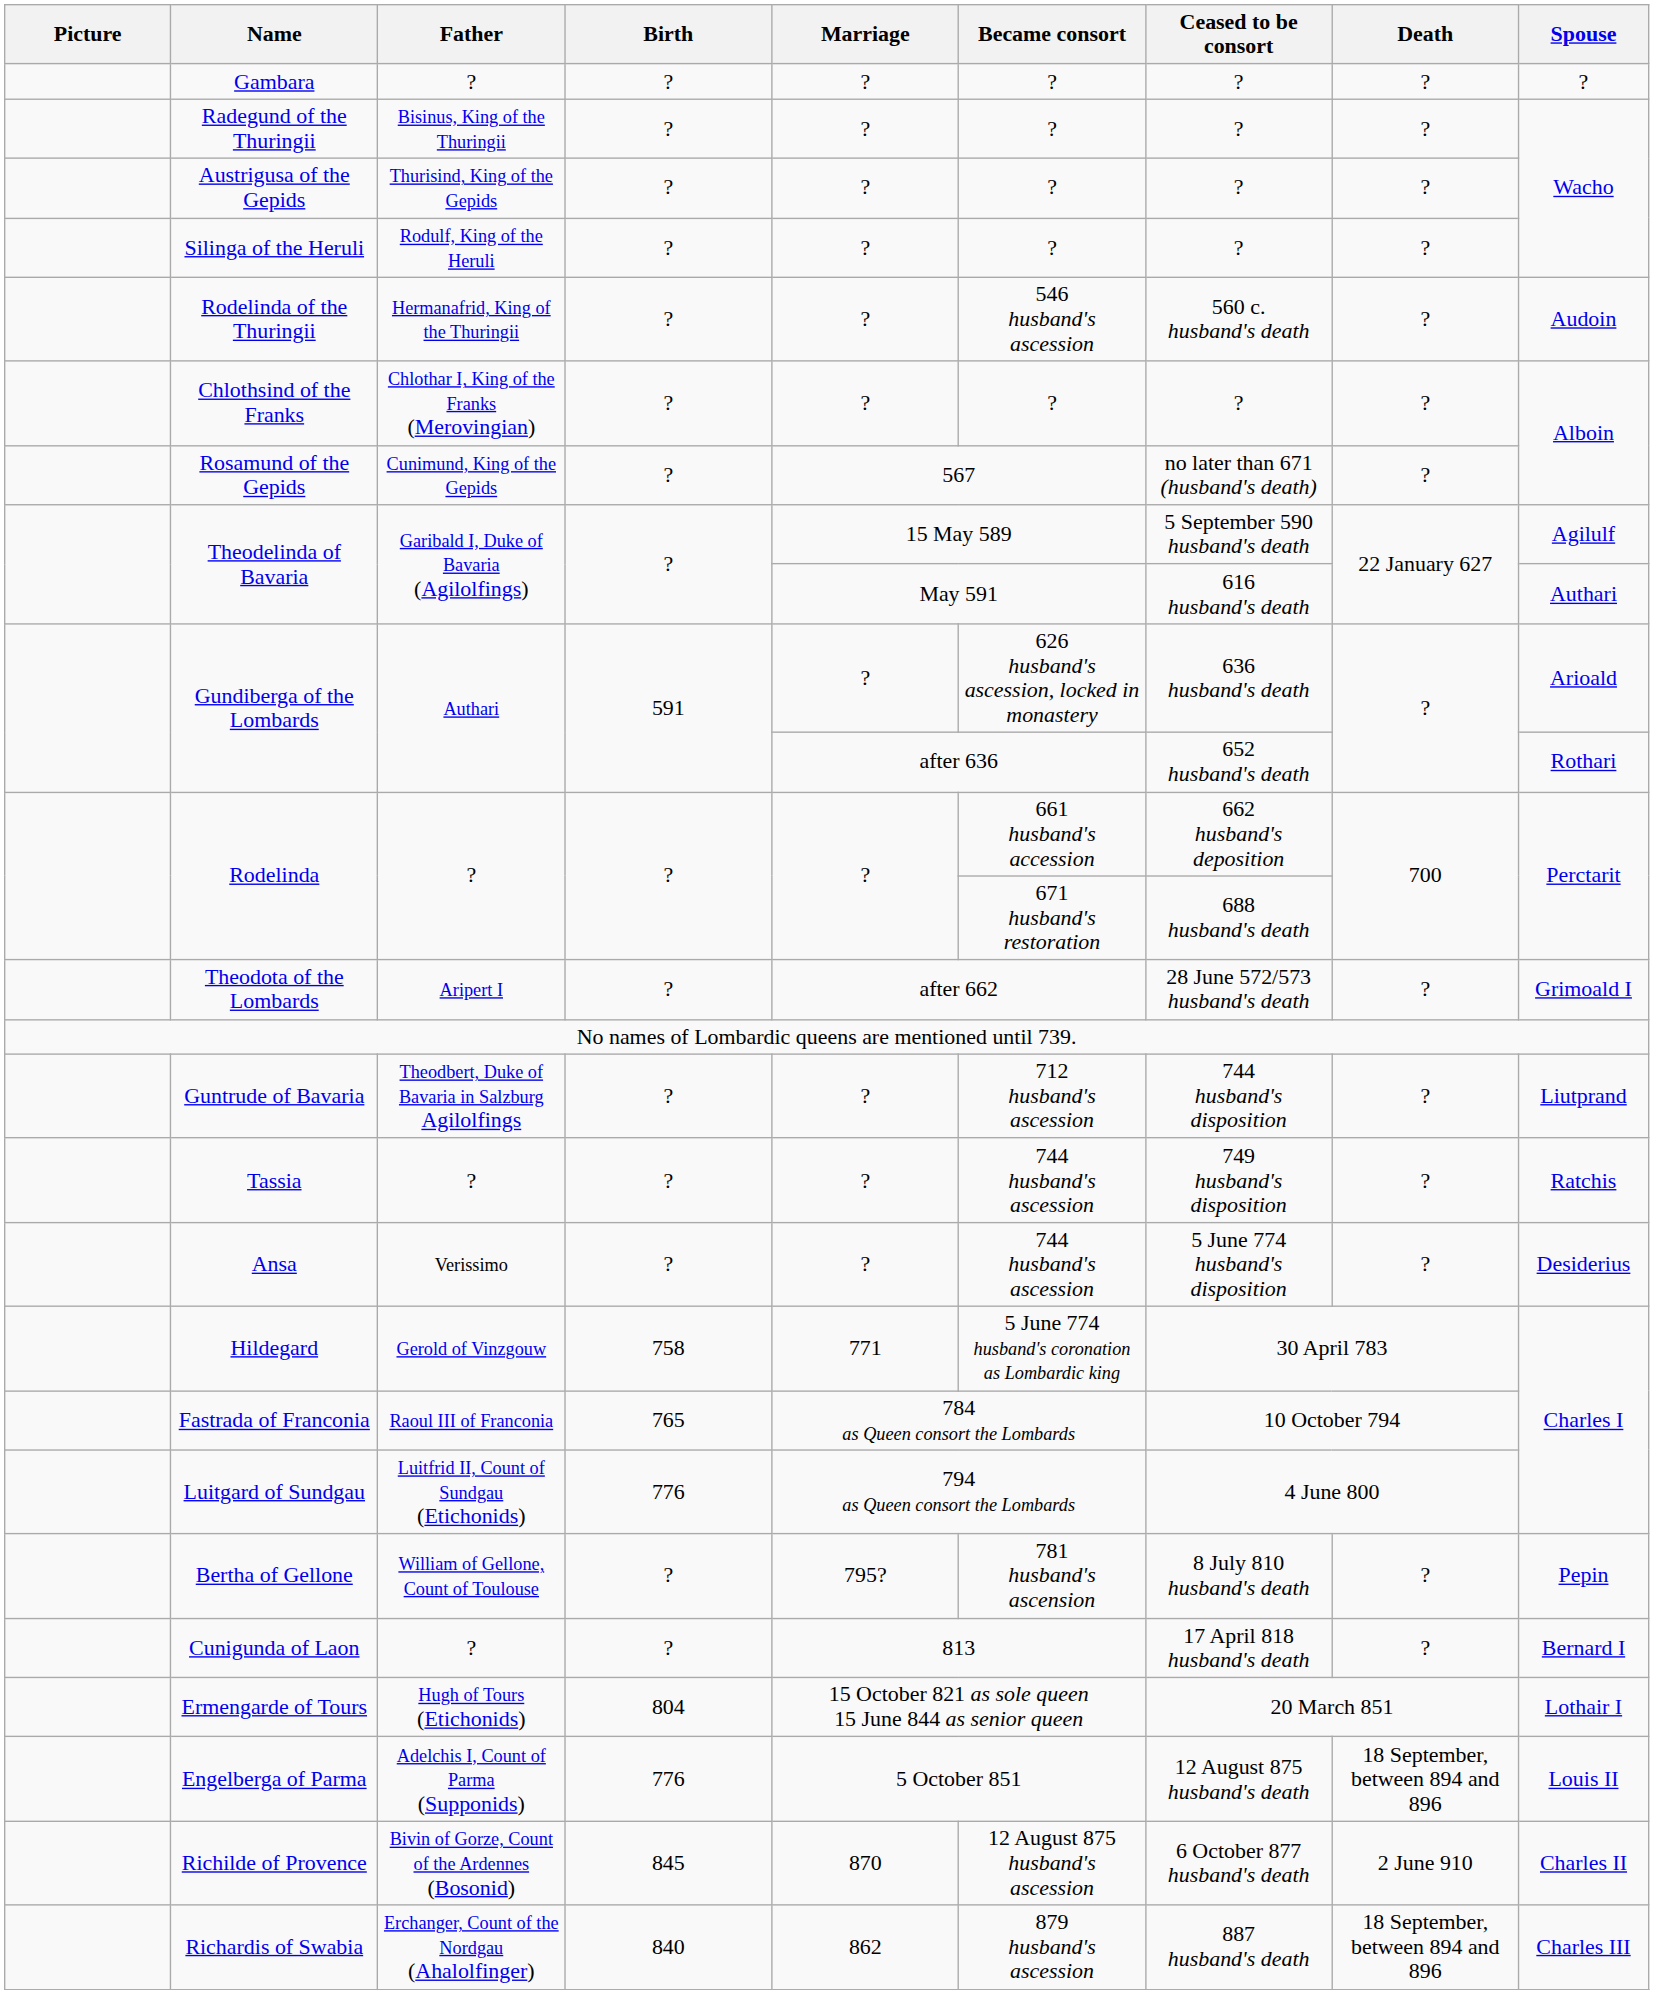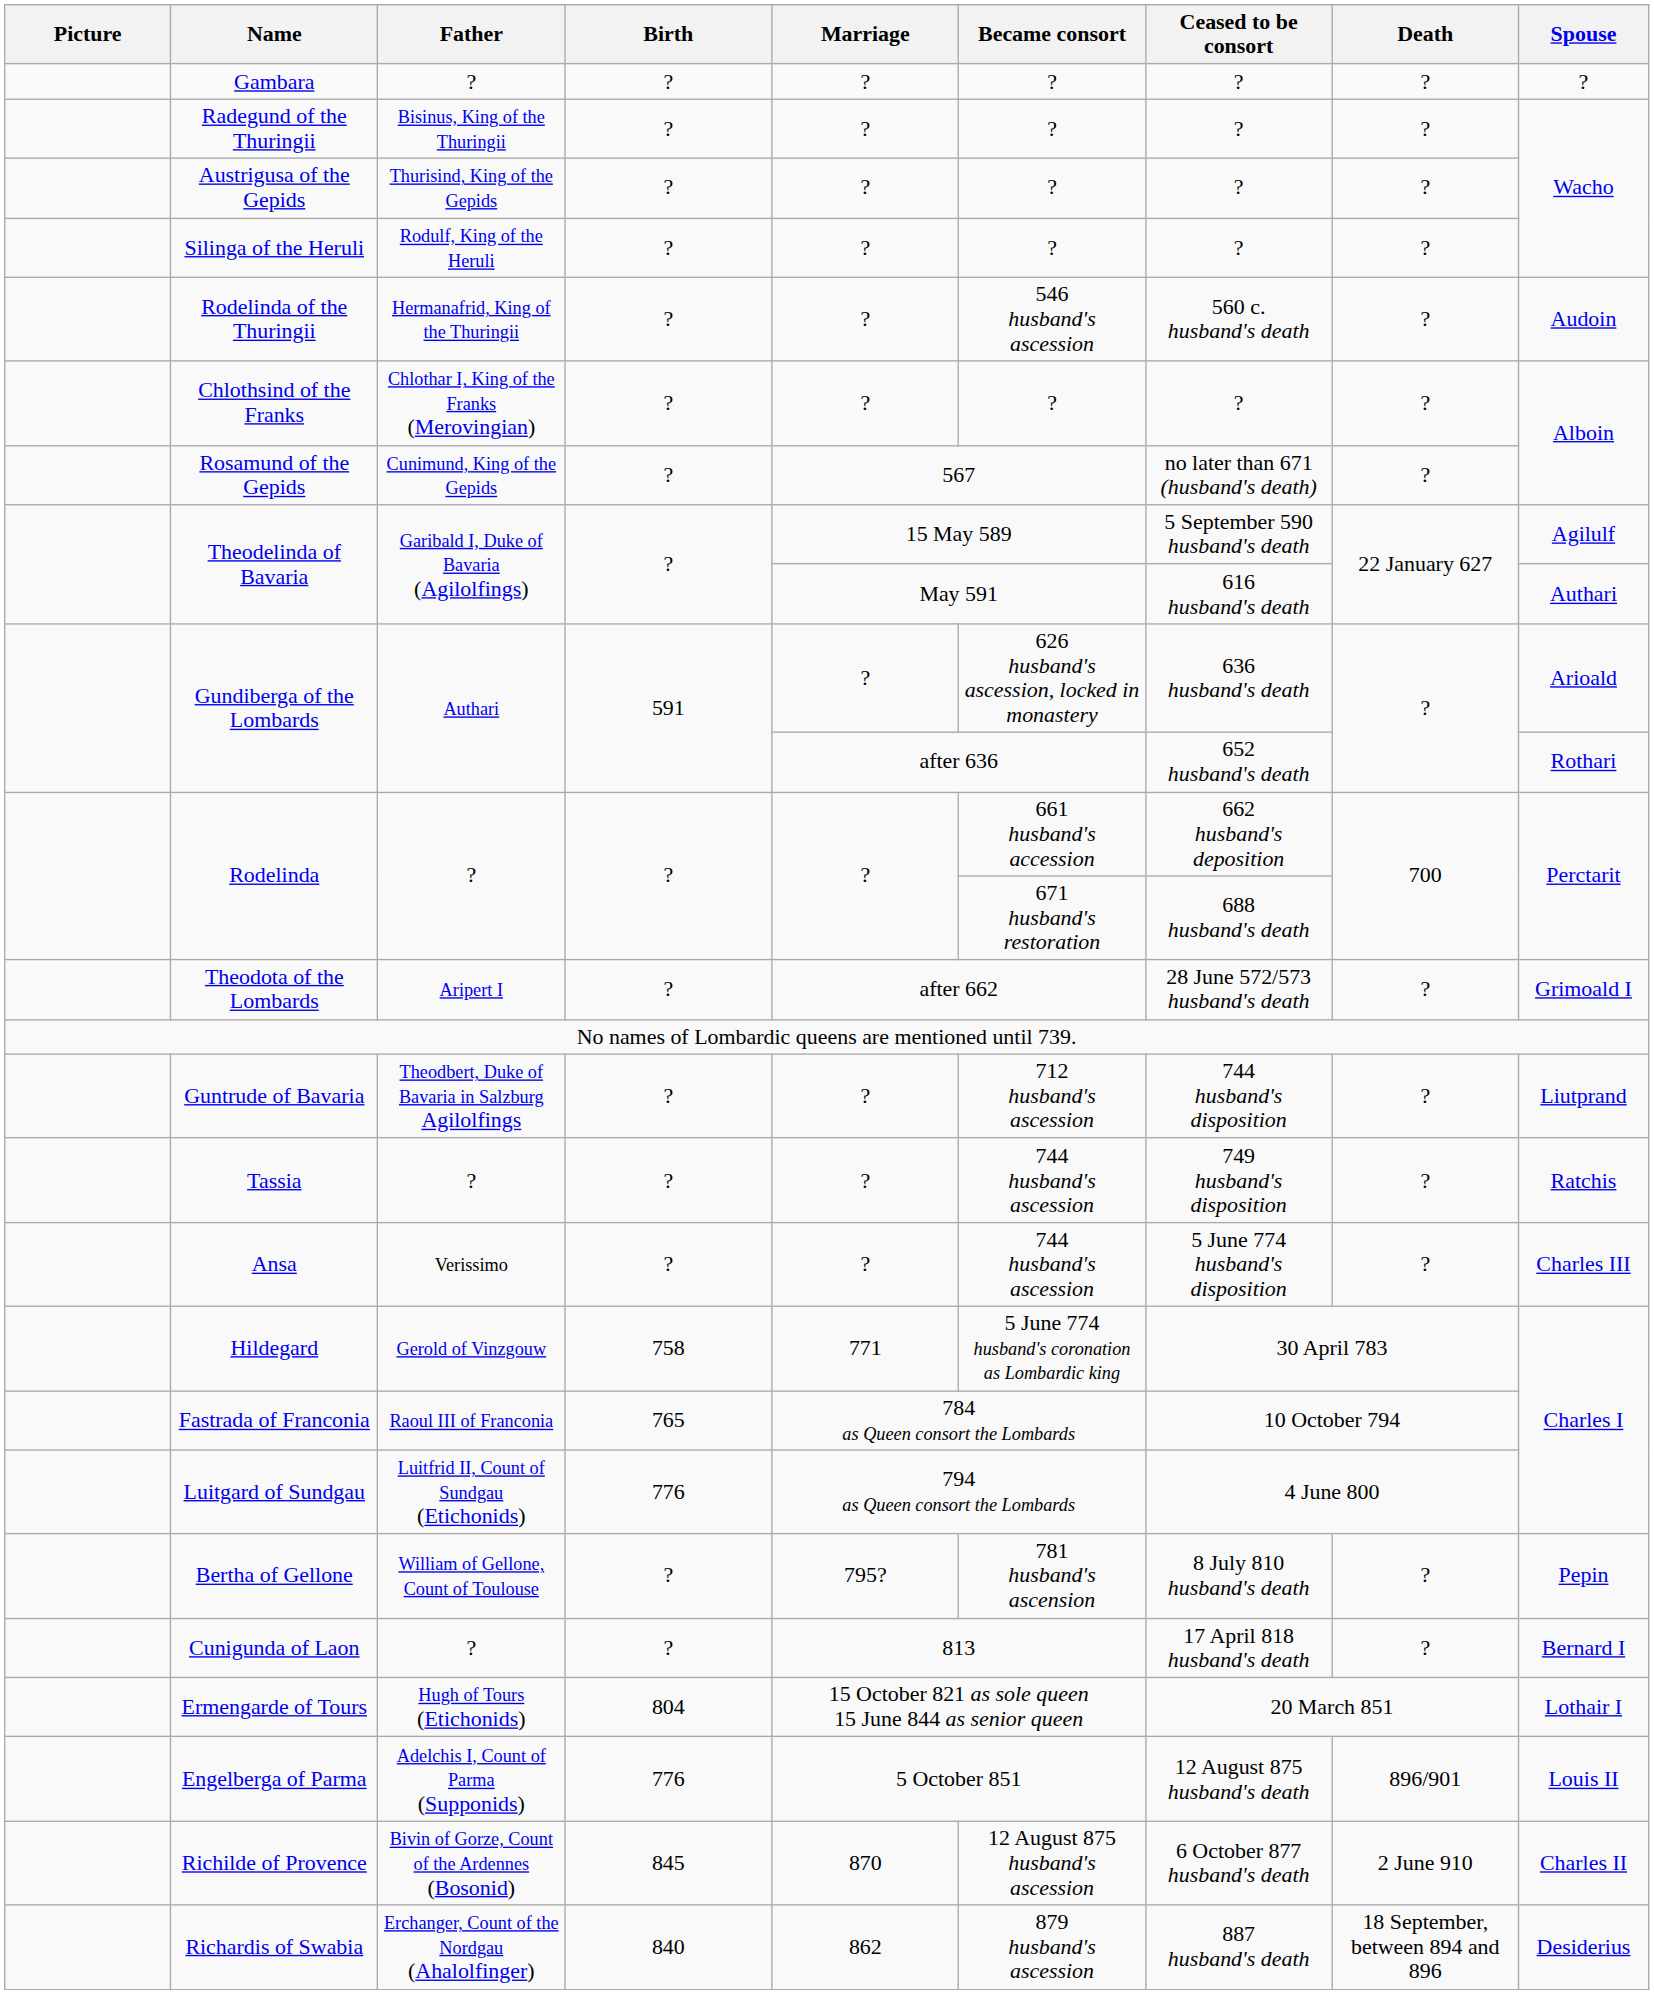(1584, 1264) Desiderius -> (1583, 1264) Charles III
(1425, 1778) 18 September, between 894 and 896 -> (1425, 1778) 896/901
(1583, 1946) Charles III -> (1584, 1946) Desiderius
